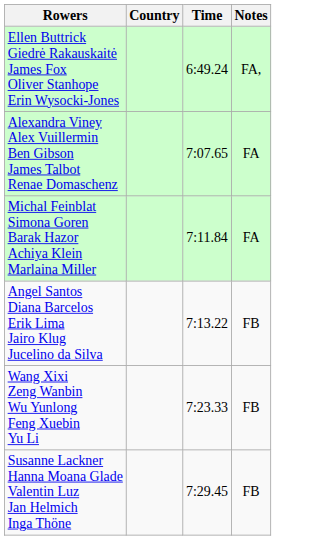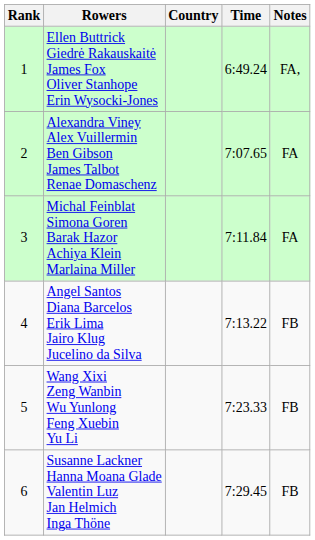+ column: (24, 15)
